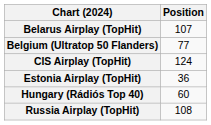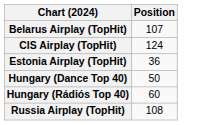- row: (82, 45)
+ row: (68, 78)
